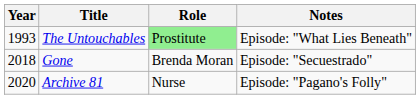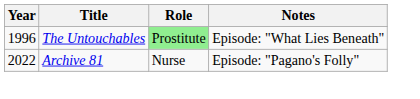(22, 37) 1993 -> (22, 37) 1996
- row: (58, 60)
(22, 82) 2020 -> (22, 60) 2022
